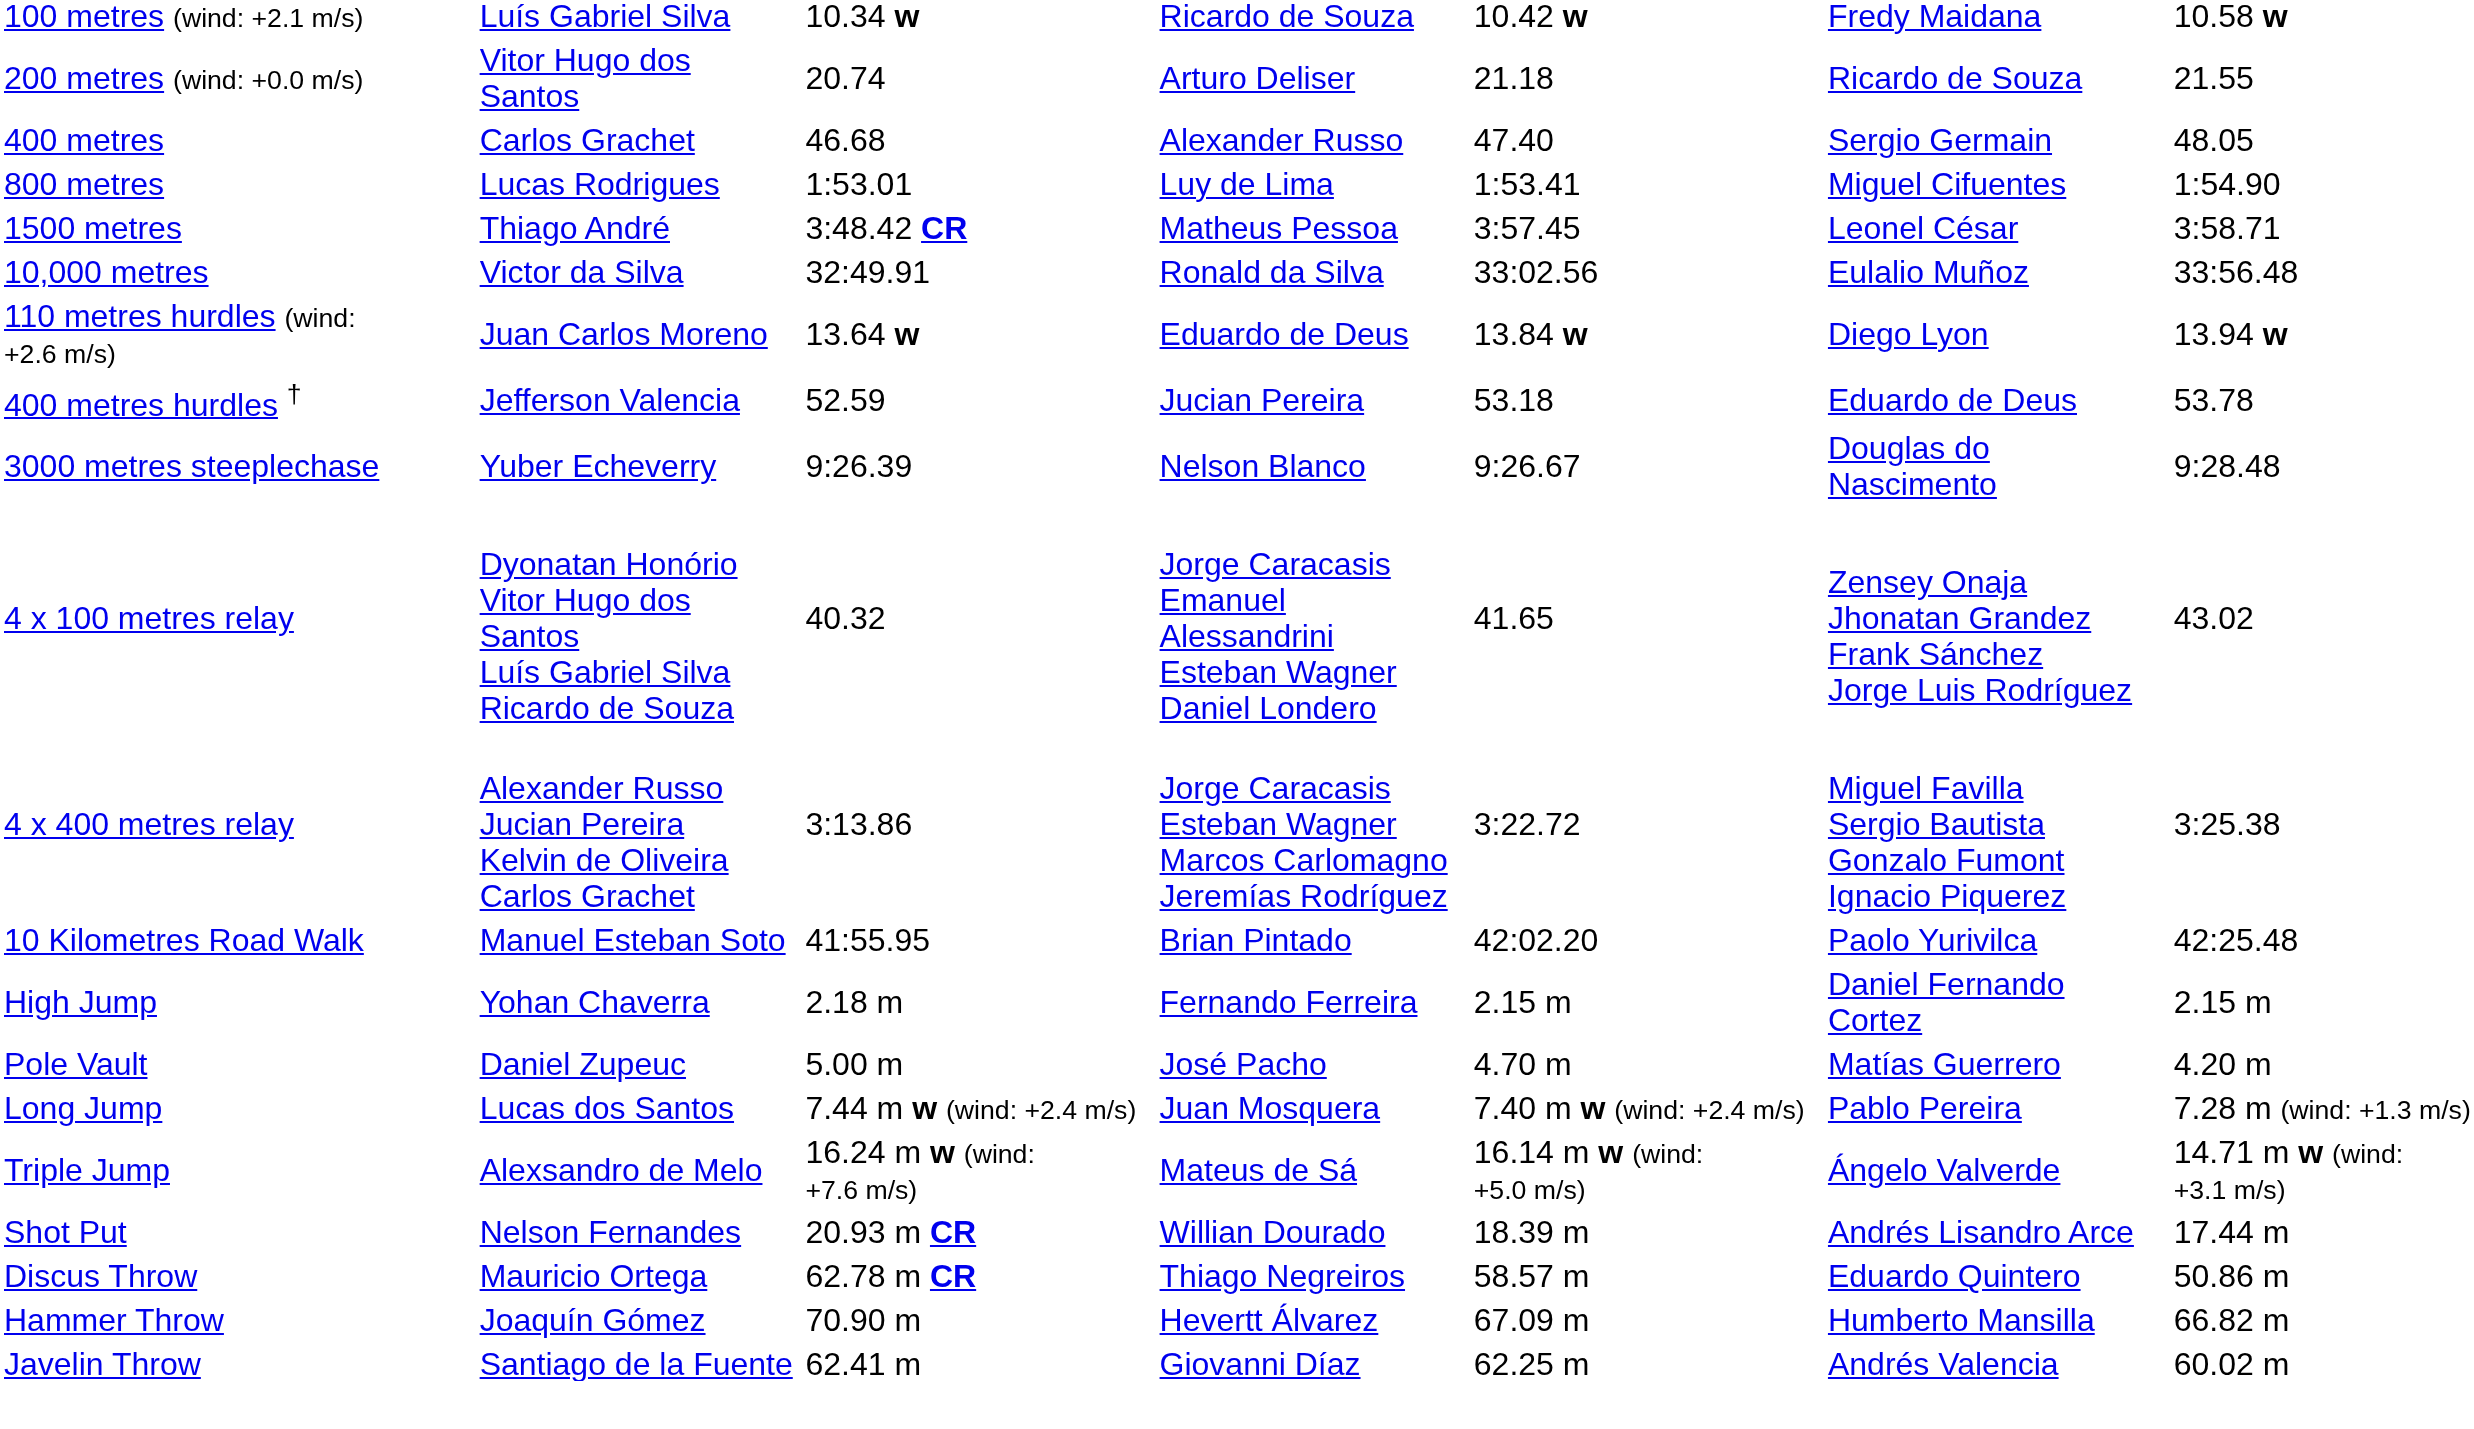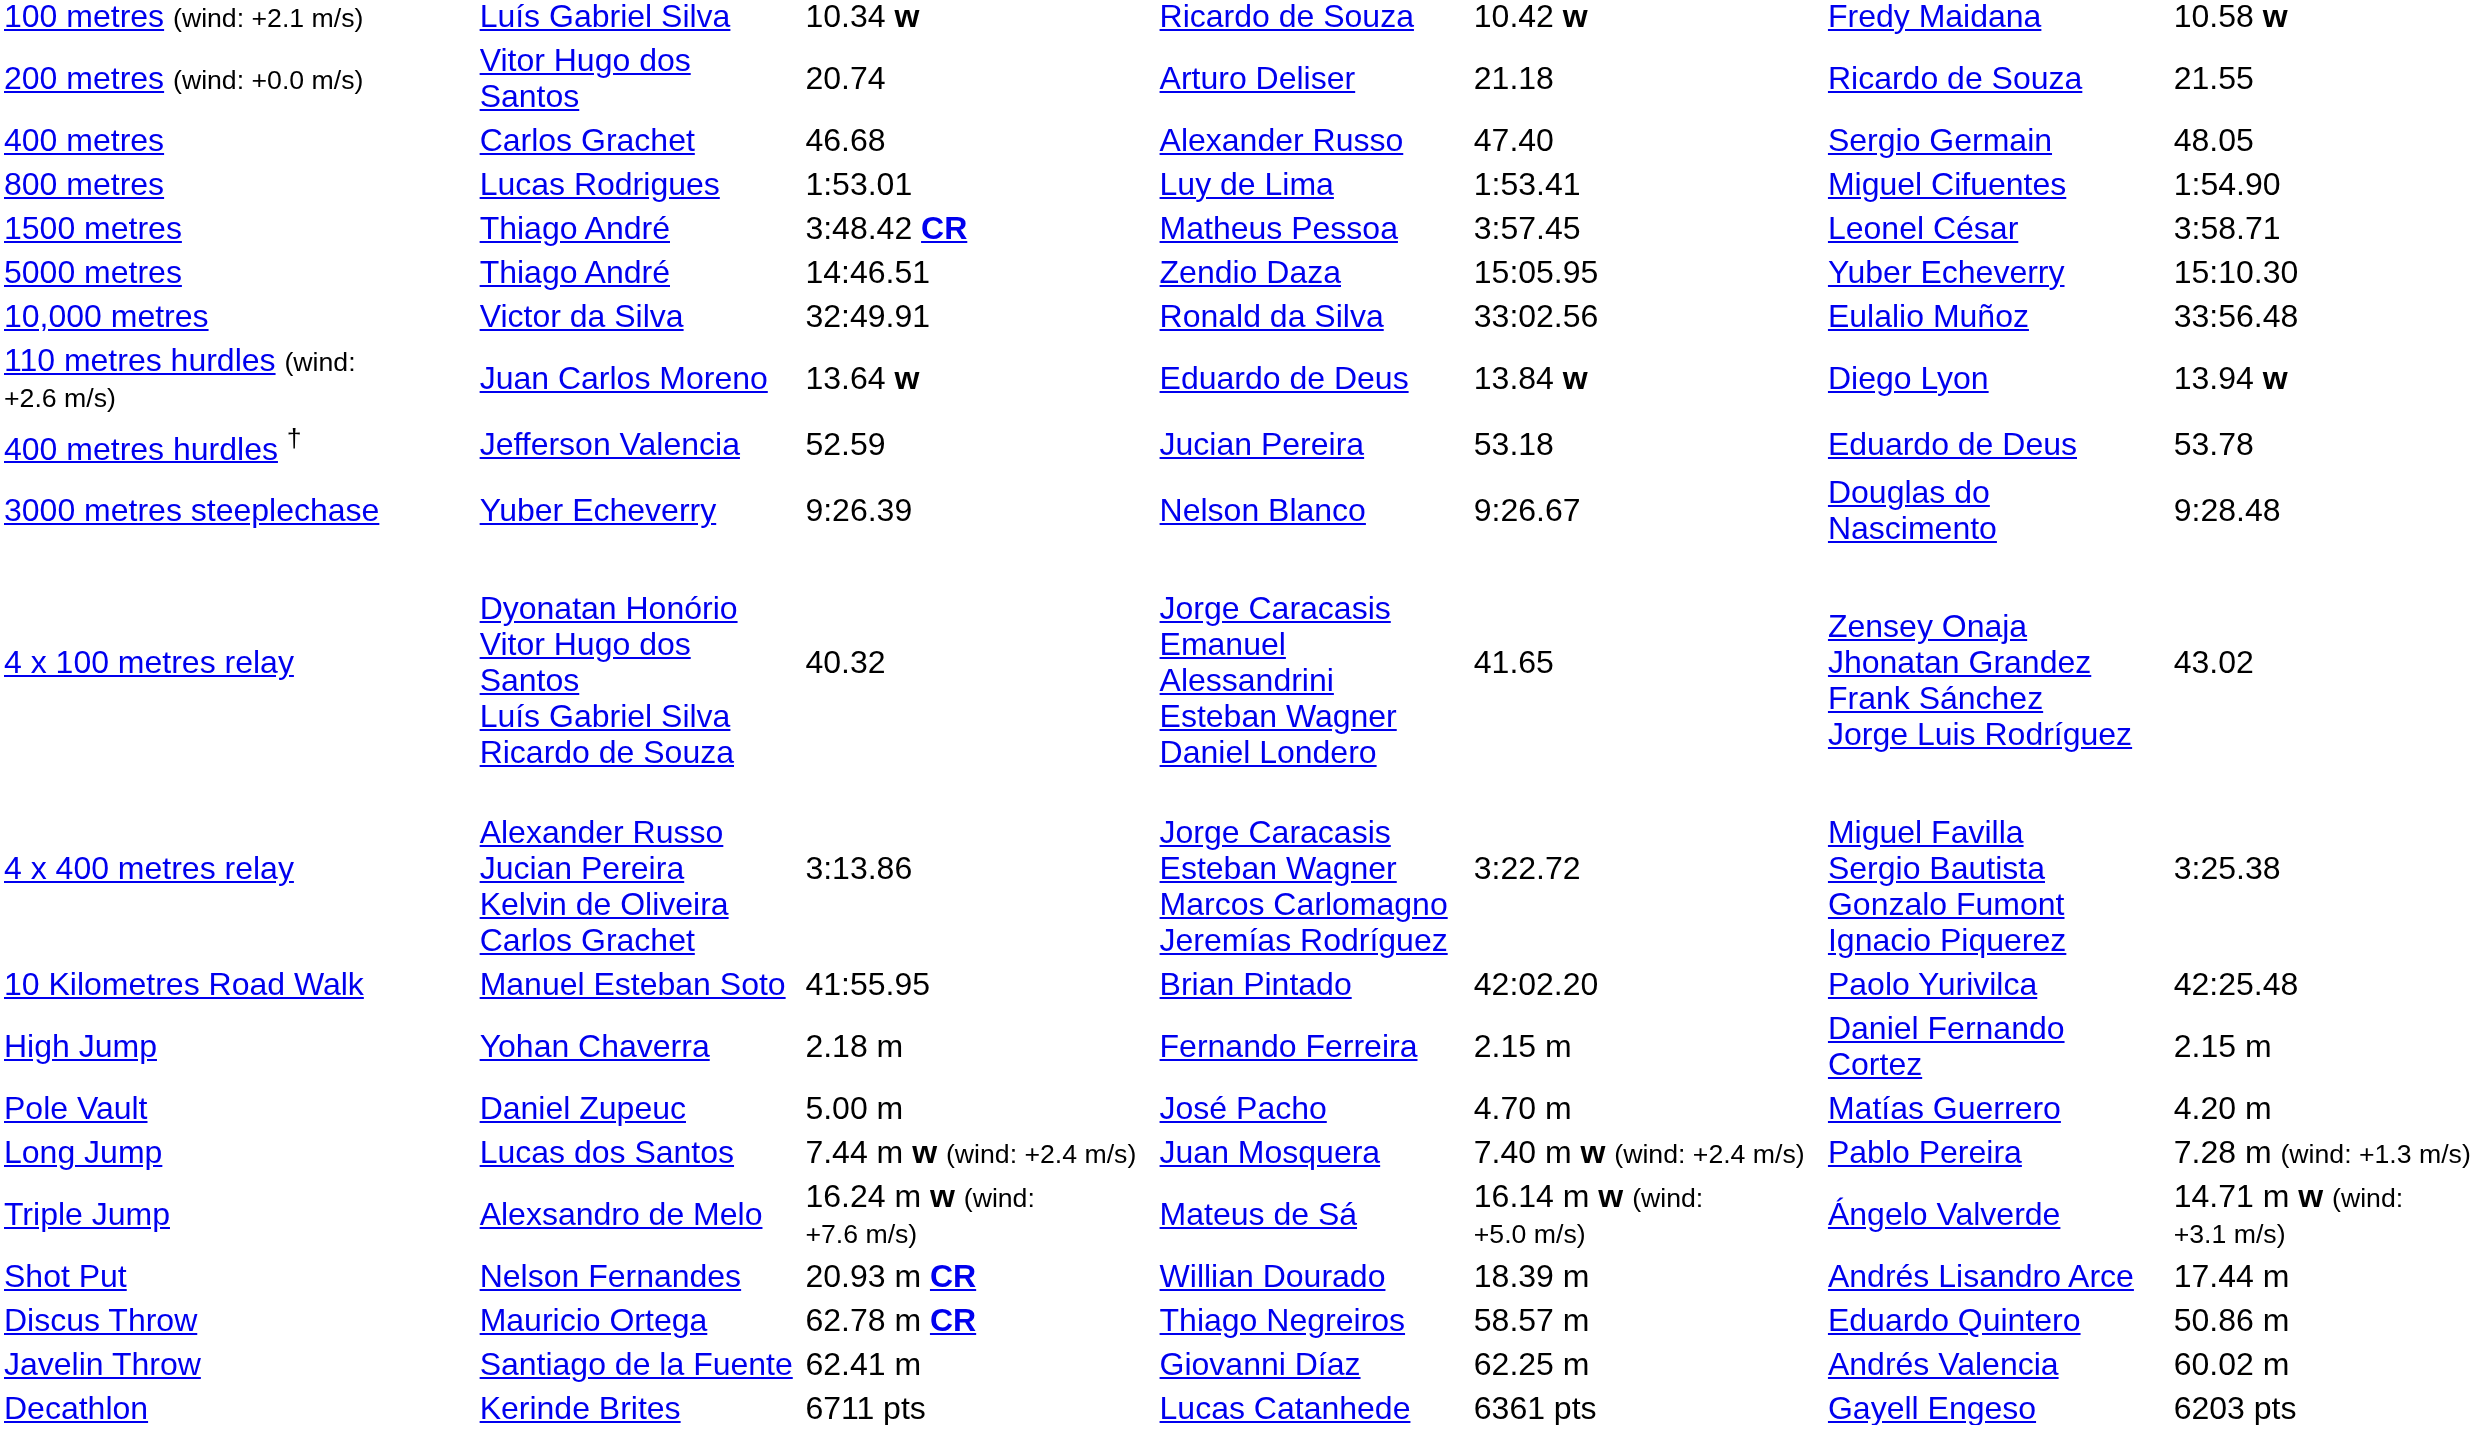+ row: (93, 272)
- row: (114, 1321)
+ row: (76, 1409)
